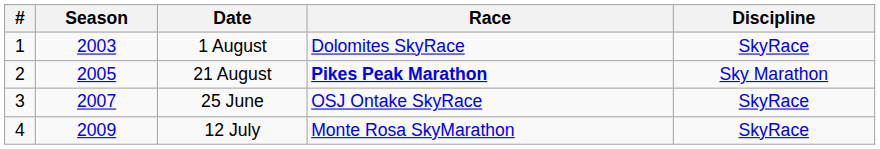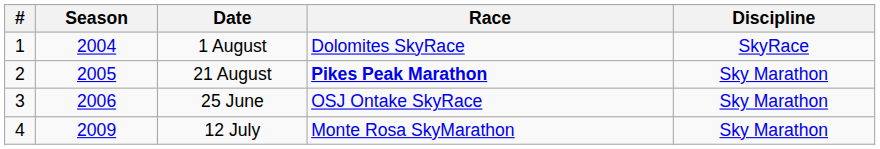(97, 46) 2003 -> (97, 46) 2004
(97, 102) 2007 -> (97, 102) 2006
(774, 102) SkyRace -> (774, 102) Sky Marathon
(774, 130) SkyRace -> (774, 130) Sky Marathon
